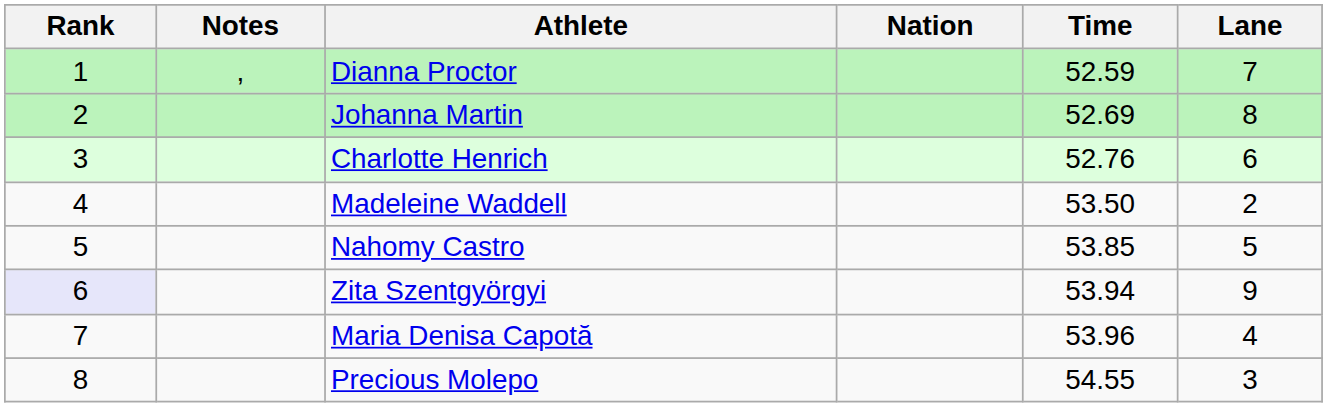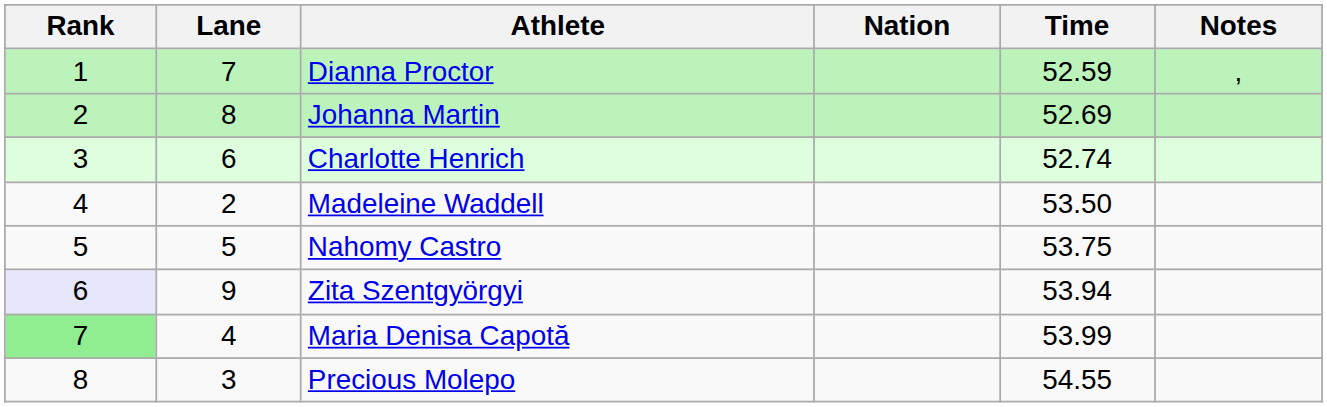columns swapped: (1250, 26) <-> (240, 26)
(1100, 159) 52.76 -> (1077, 159) 52.74
(1100, 247) 53.85 -> (1077, 247) 53.75
(80, 335) no background -> (80, 335) lightgreen background
(1100, 335) 53.96 -> (1077, 335) 53.99
